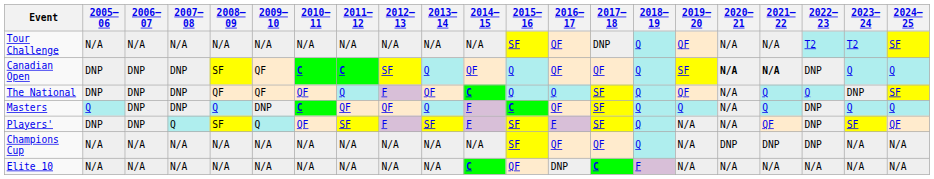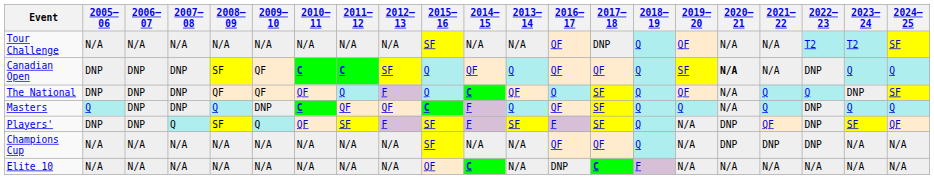columns swapped: (443, 18) <-> (527, 18)
(771, 71) bold -> (771, 71) normal
(729, 124) N/A -> (729, 124) DNP
